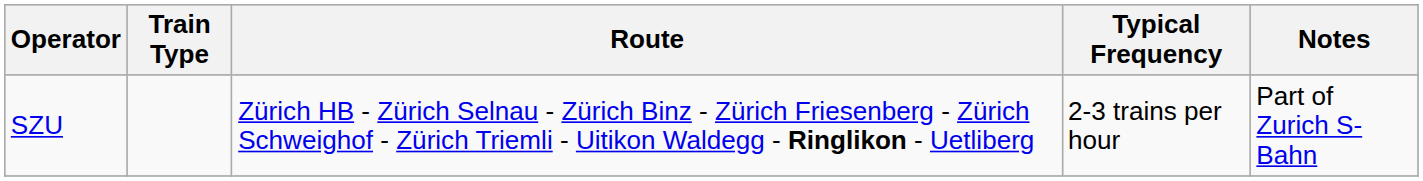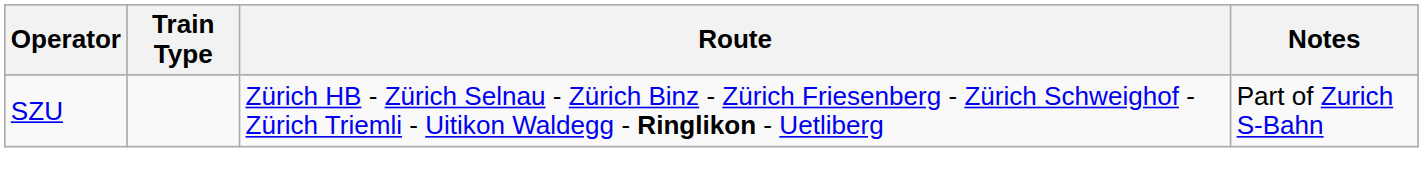- column: (1156, 39)
